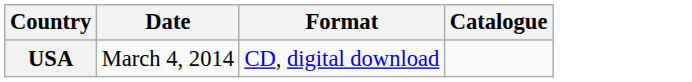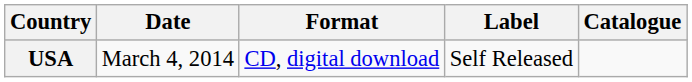+ column: (511, 22)
